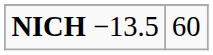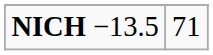(186, 27) 60 -> (186, 27) 71
